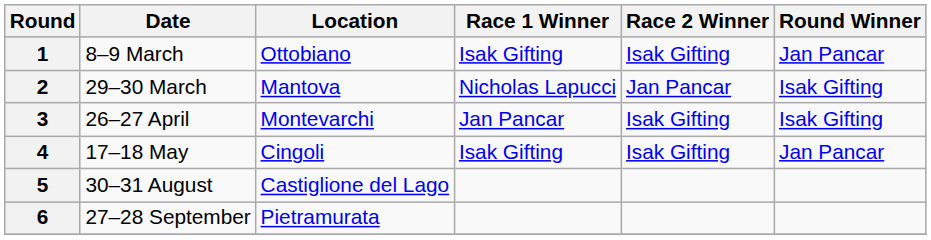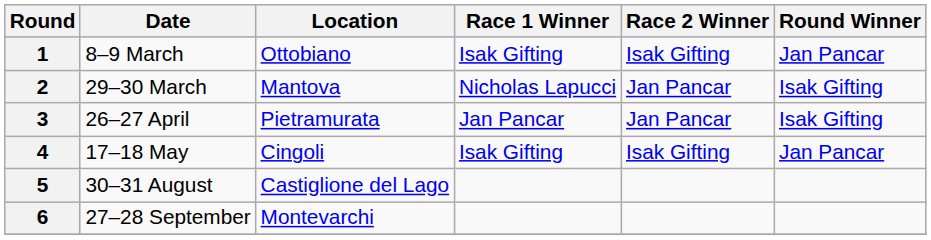(317, 119) Montevarchi -> (320, 119) Pietramurata
(678, 119) Isak Gifting -> (679, 119) Jan Pancar
(320, 218) Pietramurata -> (317, 218) Montevarchi
